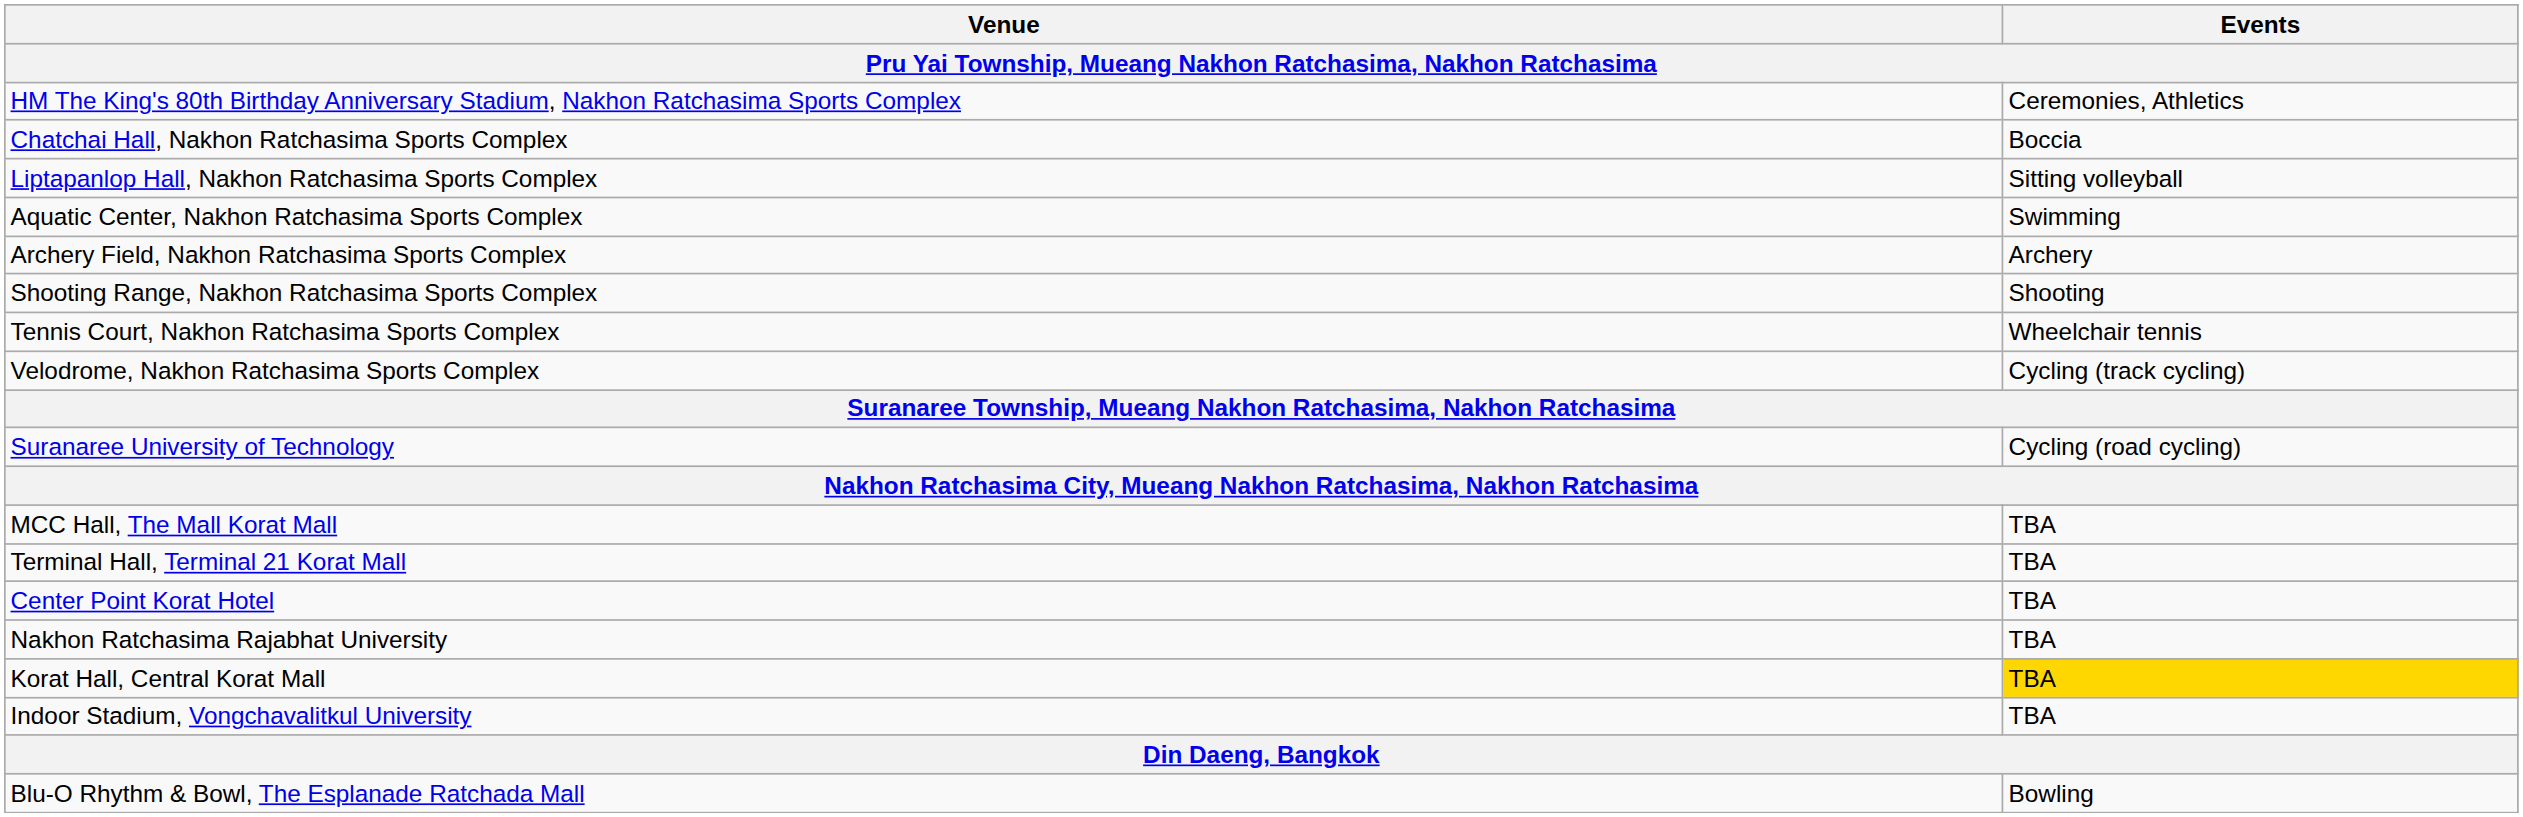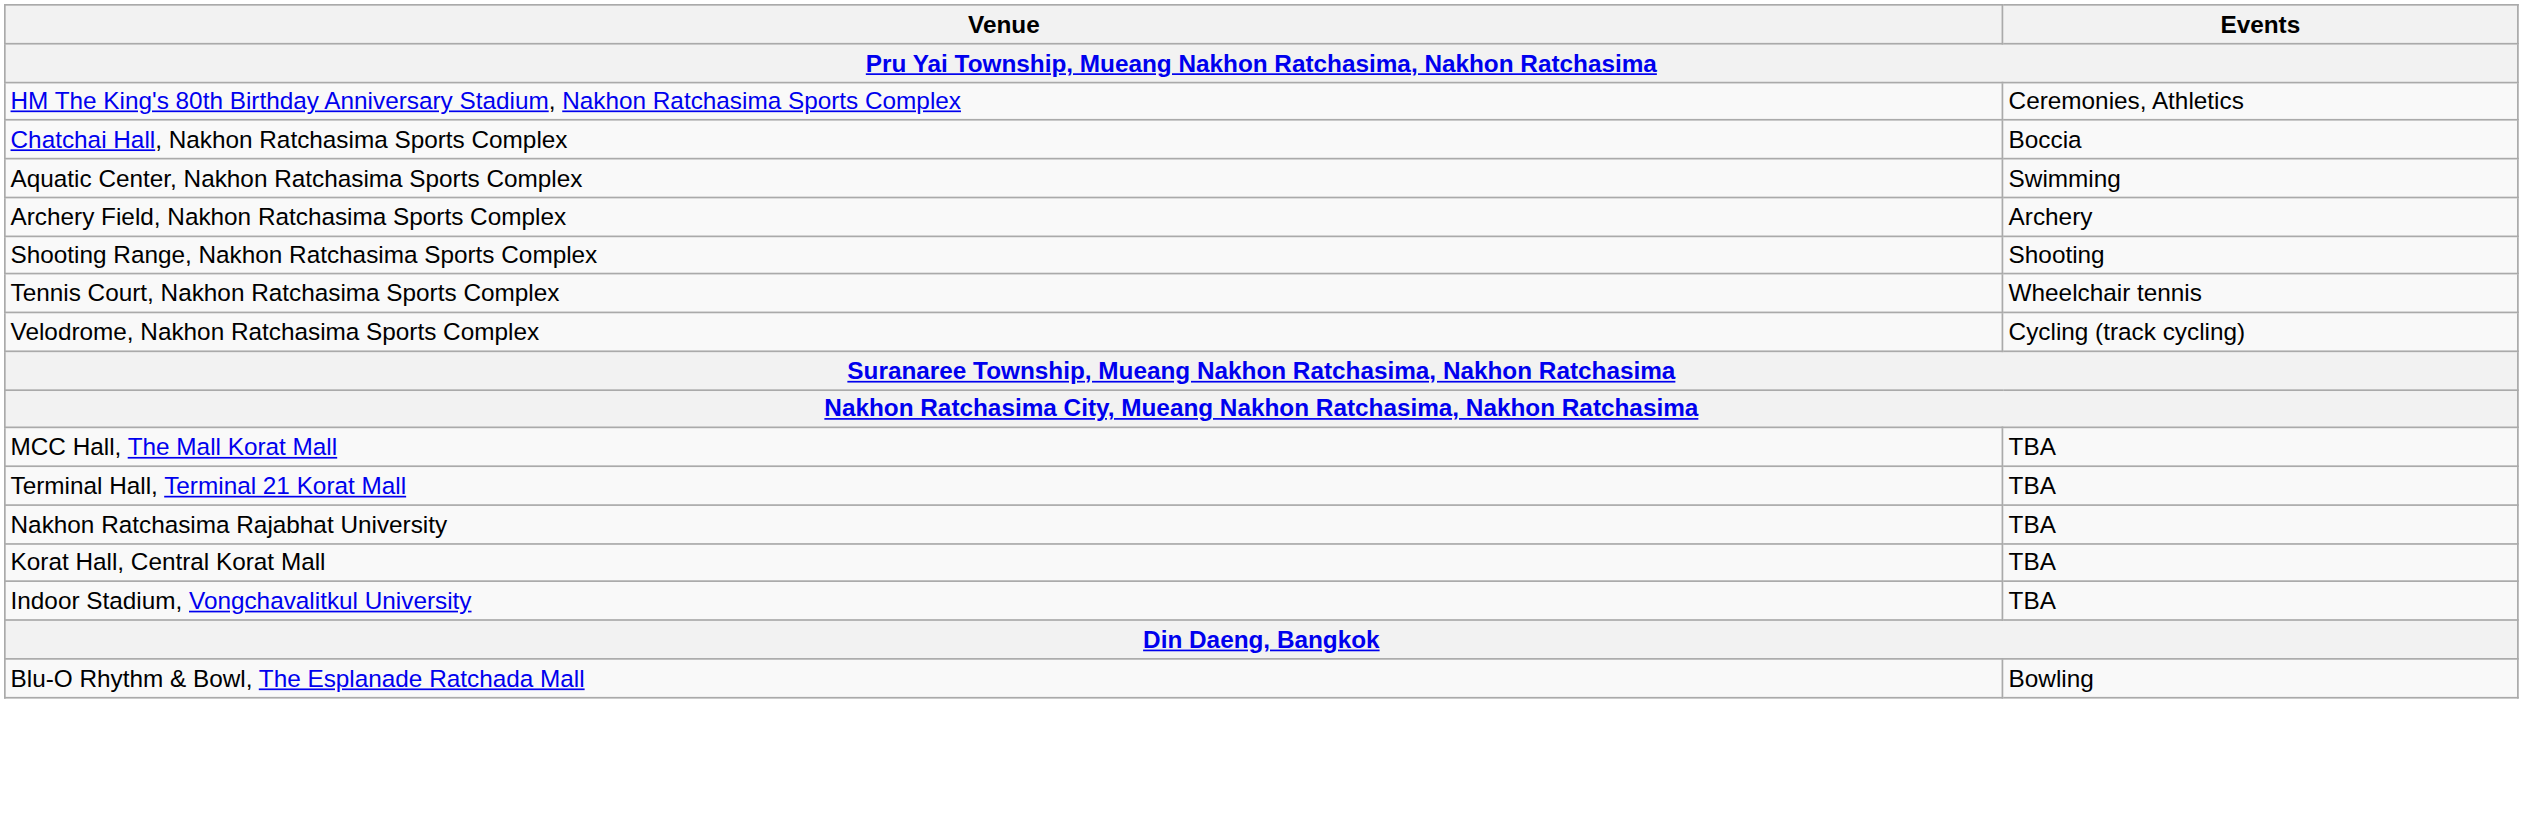- row: (304, 178)
- row: (202, 447)
- row: (142, 601)
(2032, 678) gold background -> (2032, 563) no background
